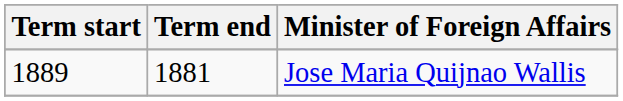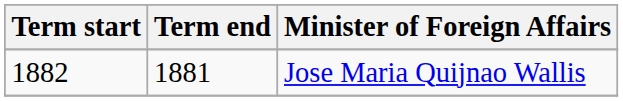(40, 72) 1889 -> (40, 72) 1882
